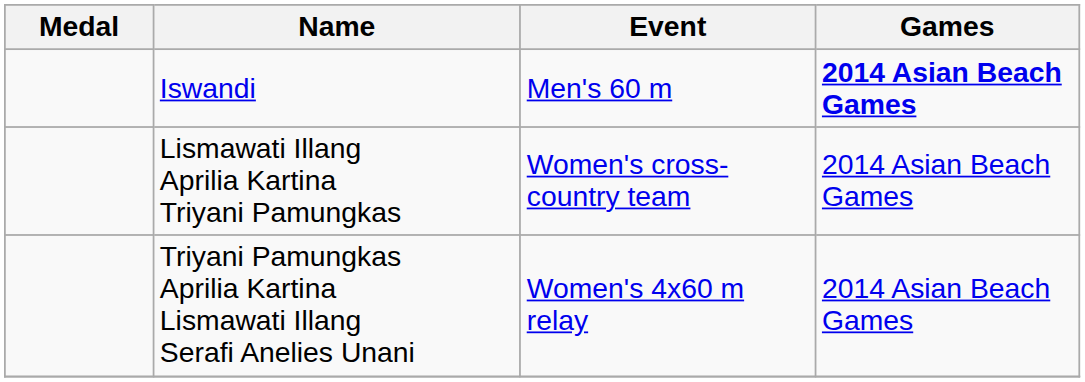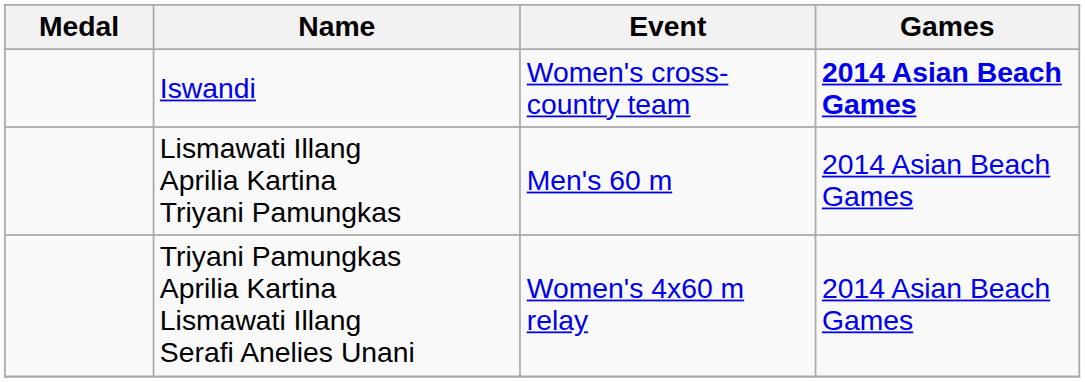(599, 87) Men's 60 m -> (628, 87) Women's cross-country team
(628, 180) Women's cross-country team -> (599, 180) Men's 60 m
